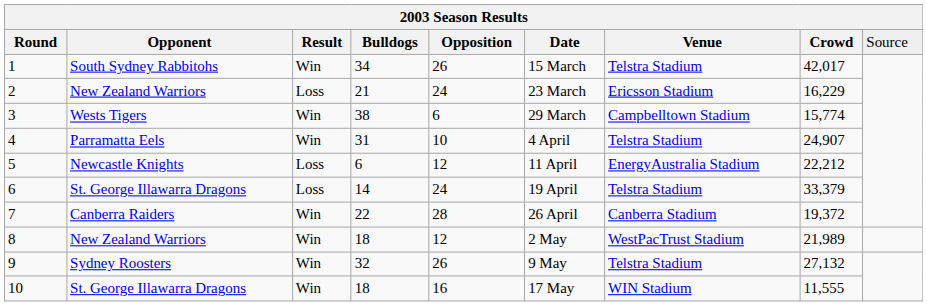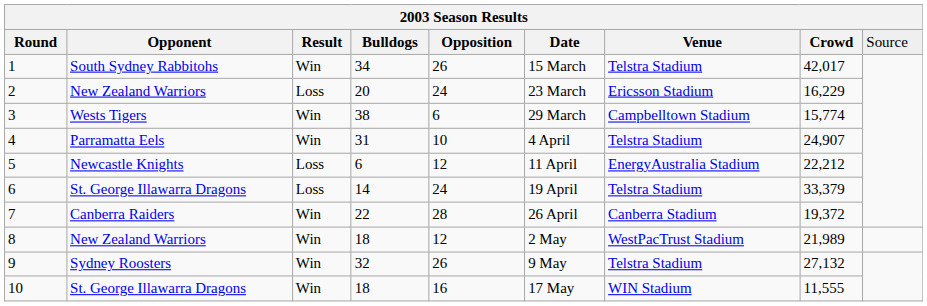(362, 91) 21 -> (362, 91) 20
